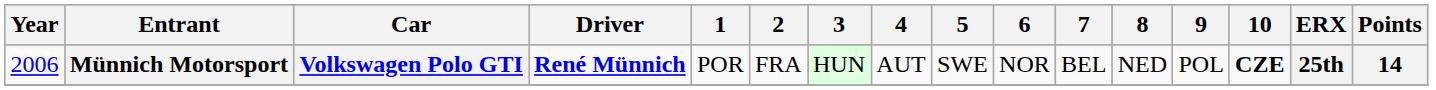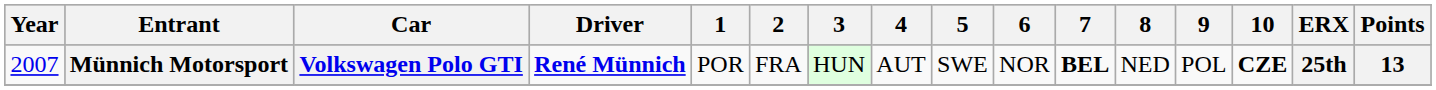(35, 64) 2006 -> (35, 64) 2007
(1084, 64) normal -> (1085, 64) bold
(1390, 64) 14 -> (1393, 64) 13
